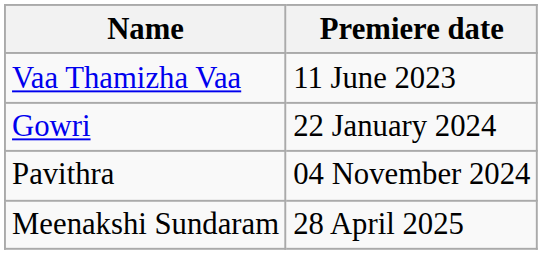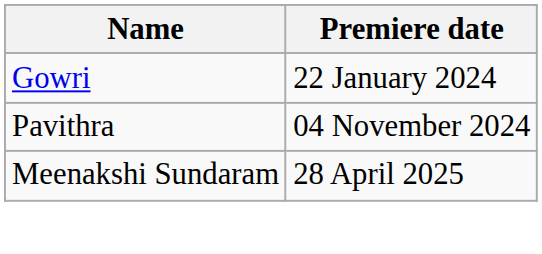- row: (127, 77)
